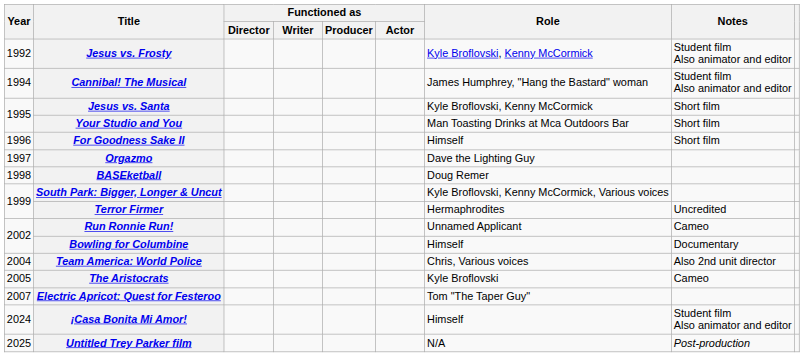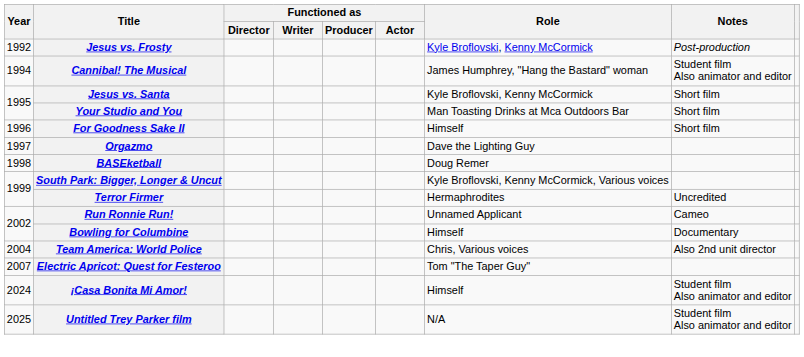(733, 53) Student film Also animator and editor -> (712, 47) Post-production
- row: (129, 279)
(712, 343) Post-production -> (733, 319) Student film Also animator and editor
